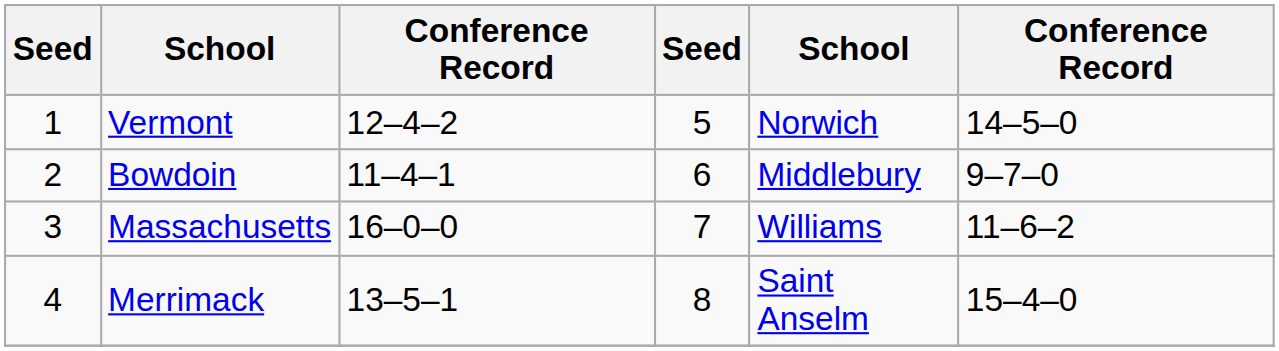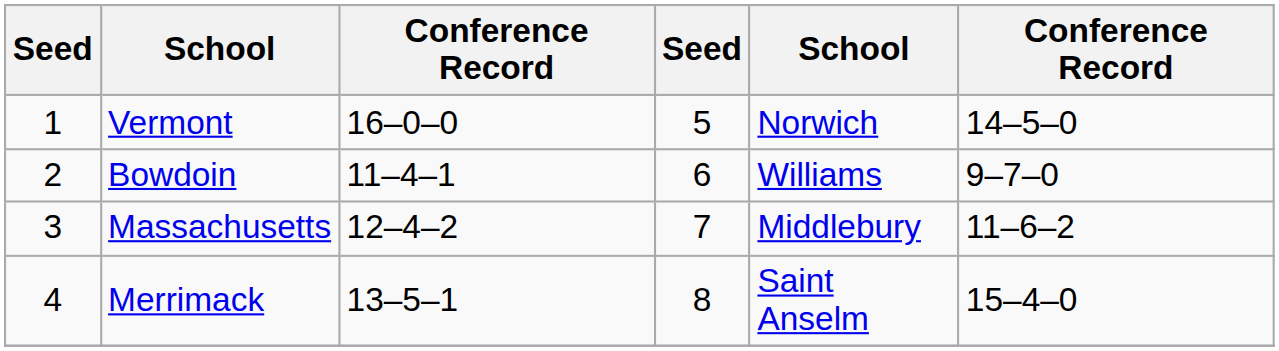(402, 121) 12–4–2 -> (402, 121) 16–0–0
(839, 174) Middlebury -> (820, 174) Williams
(402, 227) 16–0–0 -> (402, 227) 12–4–2
(820, 227) Williams -> (839, 227) Middlebury
